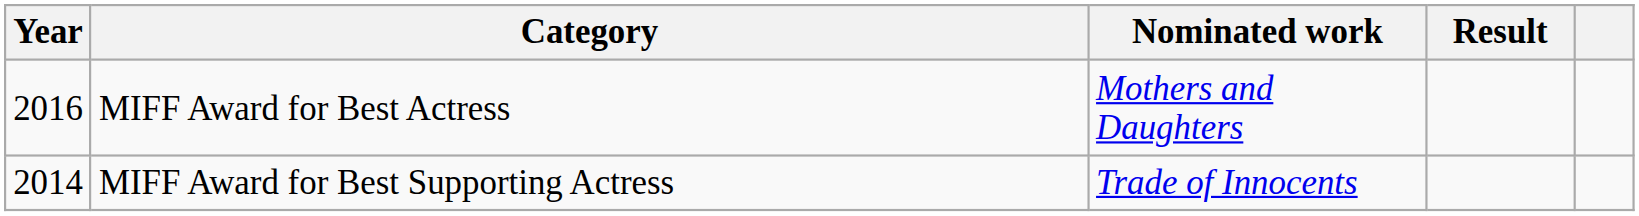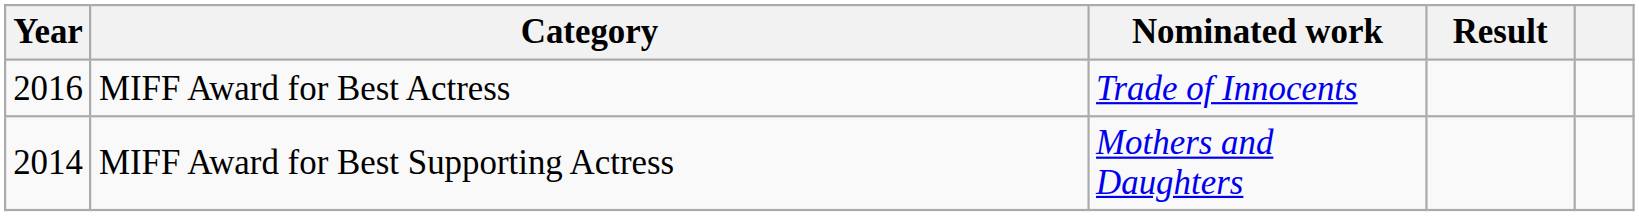(1185, 107) Mothers and Daughters -> (1227, 87) Trade of Innocents
(1227, 182) Trade of Innocents -> (1185, 162) Mothers and Daughters
